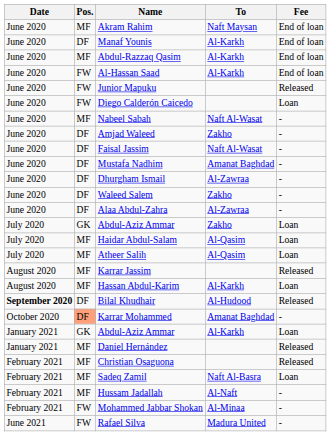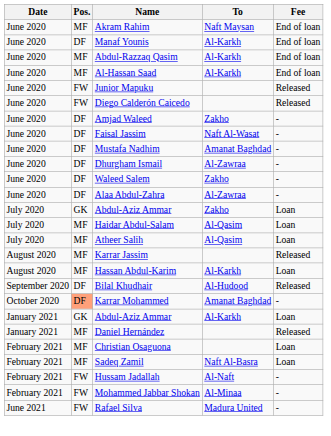(84, 73) FW -> (81, 73) MF
(289, 103) Loan -> (293, 103) Released
- row: (124, 118)
(39, 301) bold -> (38, 286) normal
(296, 362) Released -> (285, 347) Loan
(84, 392) MF -> (81, 377) FW
